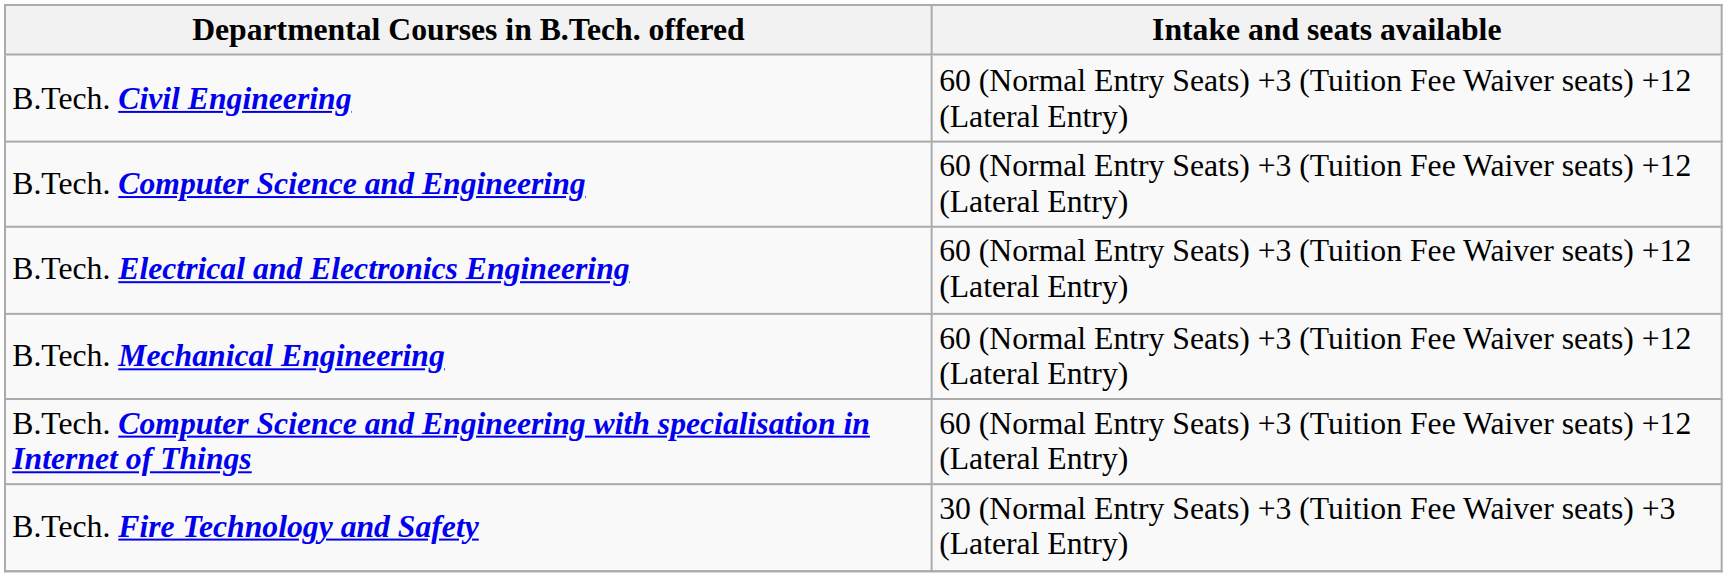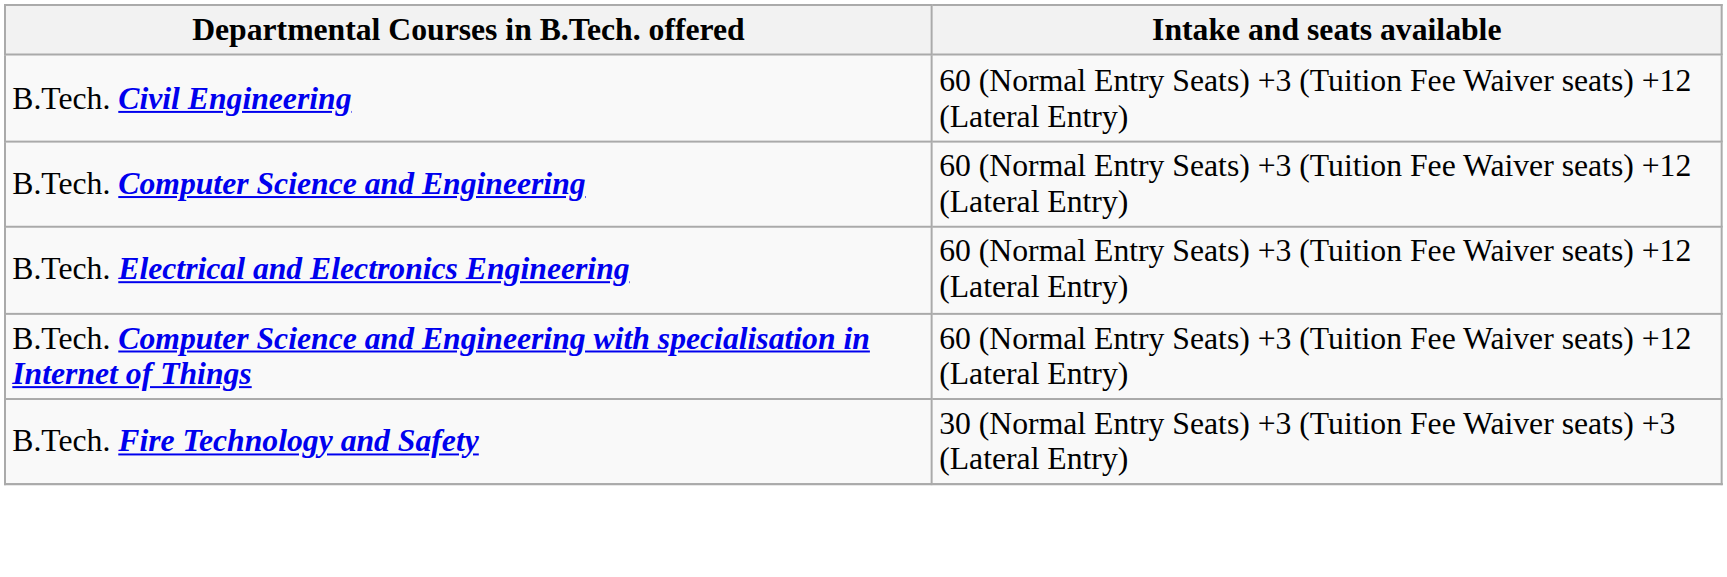- row: (229, 355)
